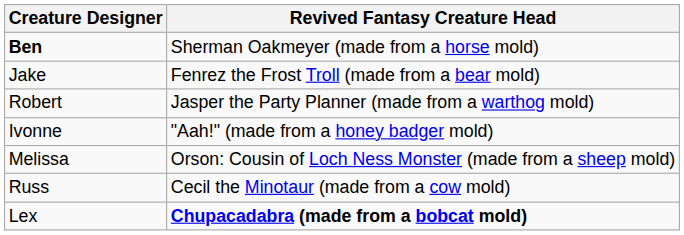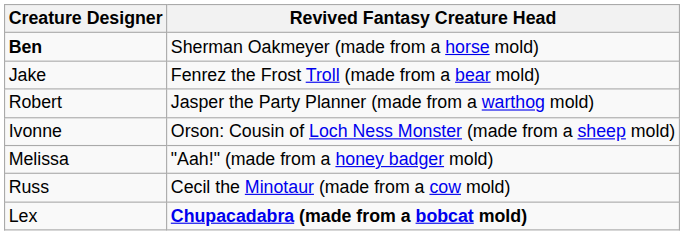(332, 131) "Aah!" (made from a honey badger mold) -> (423, 131) Orson: Cousin of Loch Ness Monster (made from a sheep mold)
(423, 159) Orson: Cousin of Loch Ness Monster (made from a sheep mold) -> (332, 159) "Aah!" (made from a honey badger mold)
